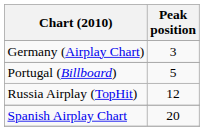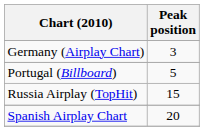(173, 94) 12 -> (173, 94) 15
